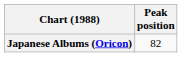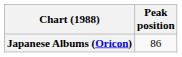(156, 43) 82 -> (156, 43) 86
